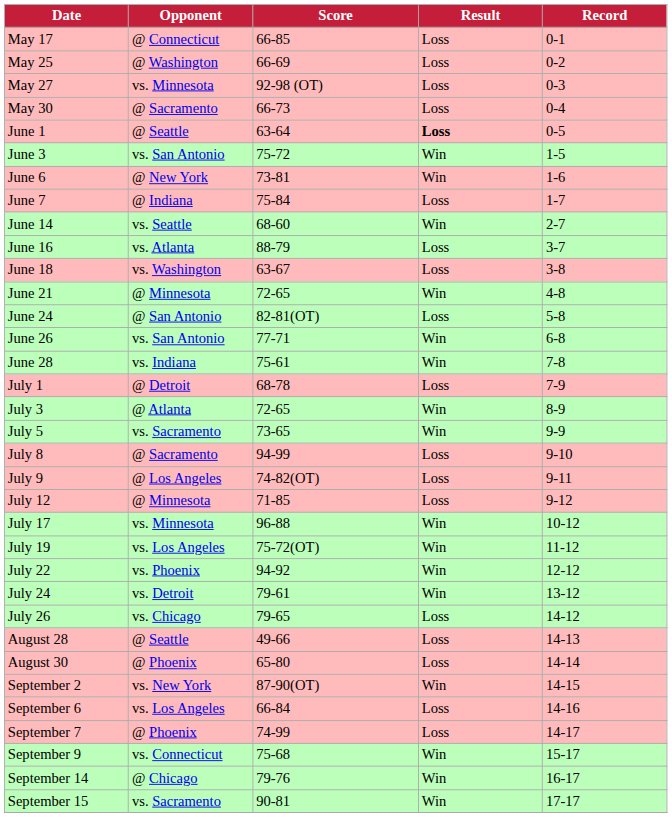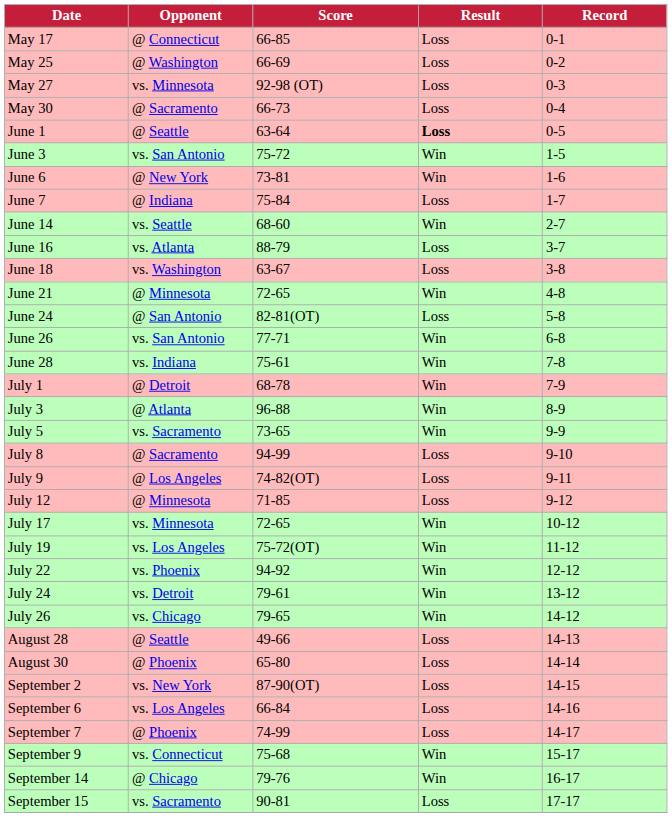(435, 385) Loss -> (434, 385) Win
(273, 408) 72-65 -> (273, 408) 96-88
(273, 524) 96-88 -> (273, 524) 72-65
(435, 616) Loss -> (434, 616) Win
(434, 685) Win -> (435, 685) Loss
(434, 801) Win -> (435, 801) Loss
